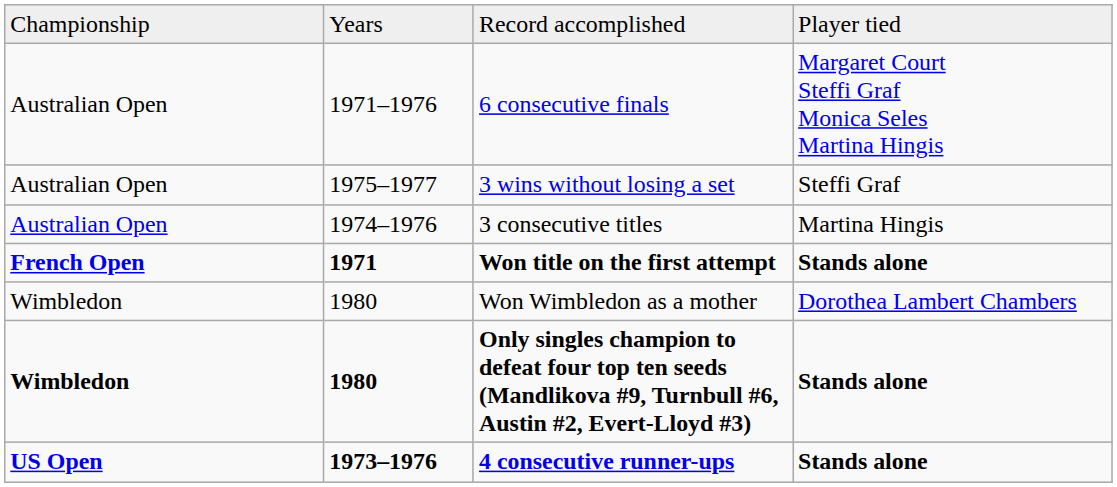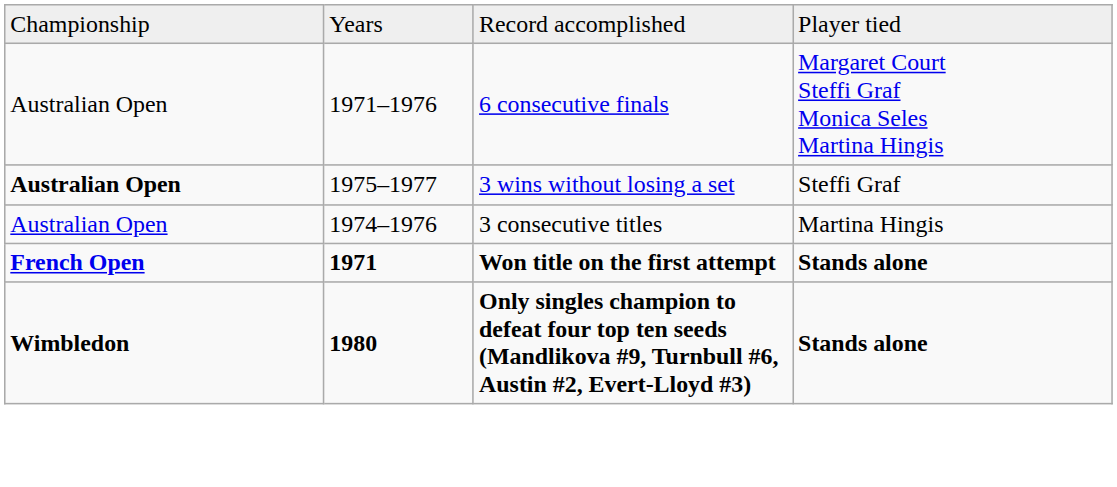(89, 184) normal -> (96, 184) bold
- row: (618, 300)
- row: (607, 461)
